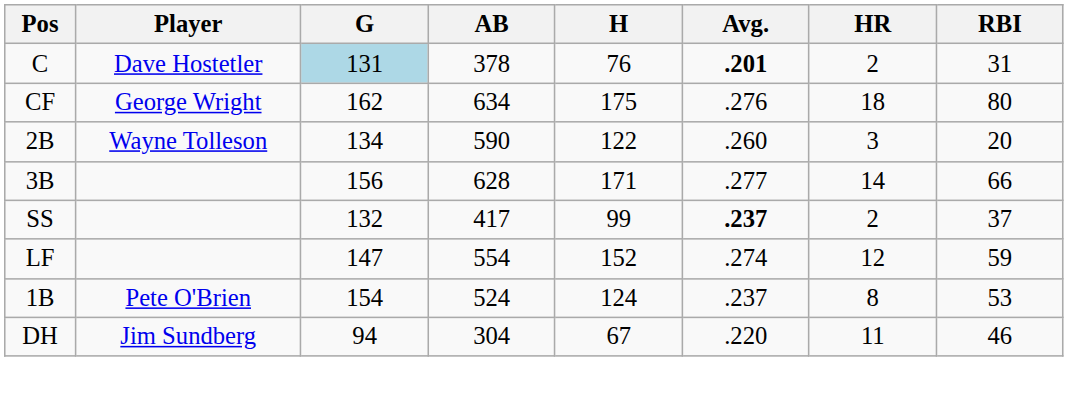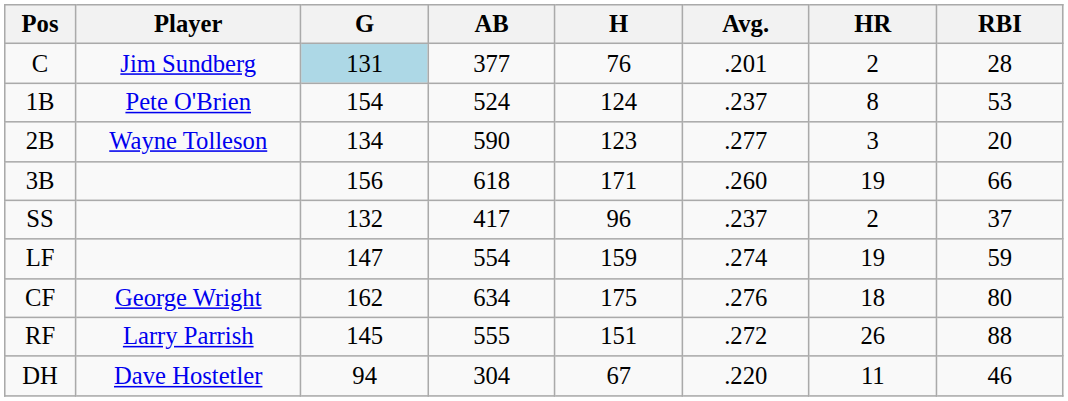(188, 63) Dave Hostetler -> (188, 63) Jim Sundberg
(492, 63) 378 -> (492, 63) 377
(746, 63) bold -> (746, 63) normal
(1000, 63) 31 -> (1000, 63) 28
rows swapped: (40, 297) <-> (40, 102)
(619, 141) 122 -> (619, 141) 123
(746, 141) .260 -> (746, 141) .277
(492, 180) 628 -> (492, 180) 618
(746, 180) .277 -> (746, 180) .260
(873, 180) 14 -> (873, 180) 19
(619, 219) 99 -> (619, 219) 96
(746, 219) bold -> (746, 219) normal
(619, 258) 152 -> (619, 258) 159
(873, 258) 12 -> (873, 258) 19
+ row: (40, 336)
(188, 336) Jim Sundberg -> (188, 375) Dave Hostetler
